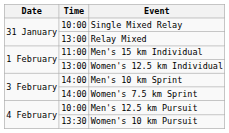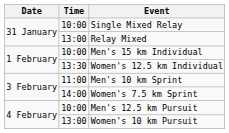(74, 53) 11:00 -> (74, 53) 10:00
(74, 66) 13:00 -> (74, 66) 13:30
(74, 80) 14:00 -> (74, 80) 11:00
(74, 121) 13:30 -> (74, 121) 13:00
